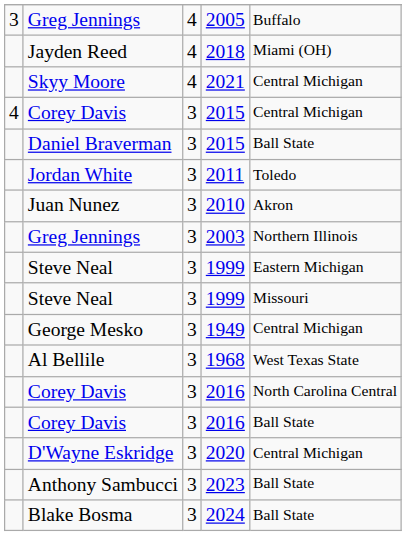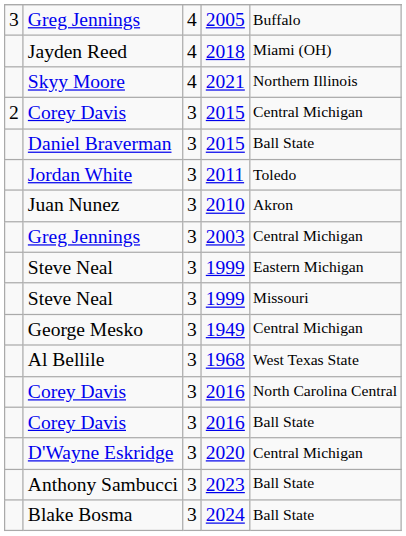(308, 81) Central Michigan -> (305, 81) Northern Illinois
(14, 112) 4 -> (14, 112) 2
(305, 236) Northern Illinois -> (308, 236) Central Michigan
